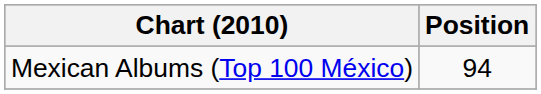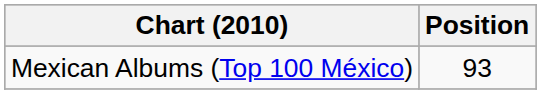(477, 67) 94 -> (477, 67) 93
